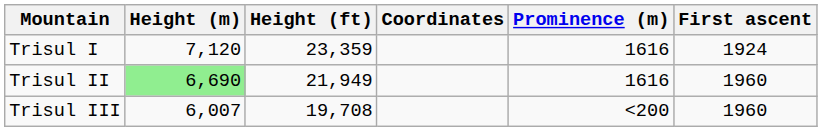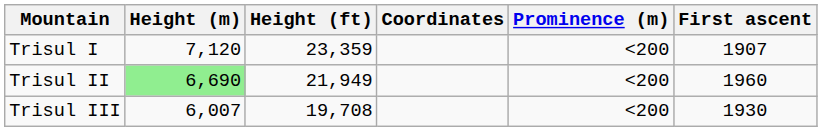(647, 50) 1616 -> (647, 50) <200
(745, 50) 1924 -> (745, 50) 1907
(647, 80) 1616 -> (647, 80) <200
(745, 111) 1960 -> (745, 111) 1930
